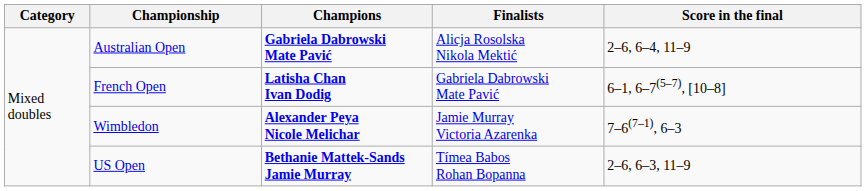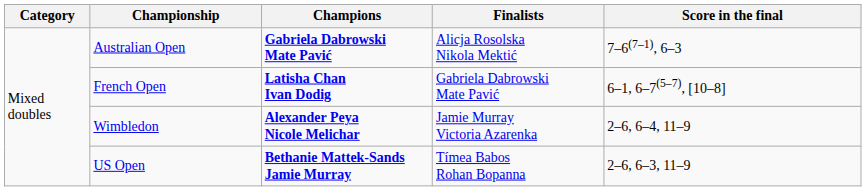(649, 47) 2–6, 6–4, 11–9 -> (644, 47) 7–6(7–1), 6–3
(644, 126) 7–6(7–1), 6–3 -> (649, 126) 2–6, 6–4, 11–9
